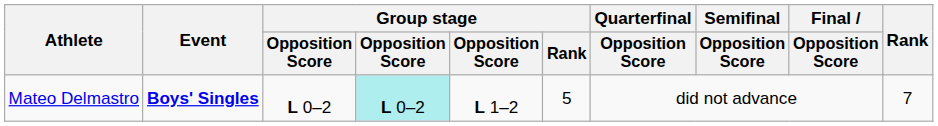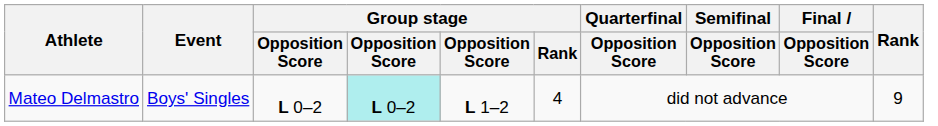(203, 99) bold -> (198, 99) normal
(567, 99) 5 -> (557, 99) 4
(907, 99) 7 -> (898, 99) 9
